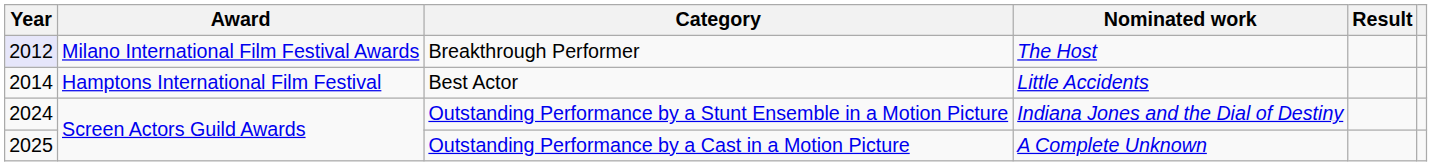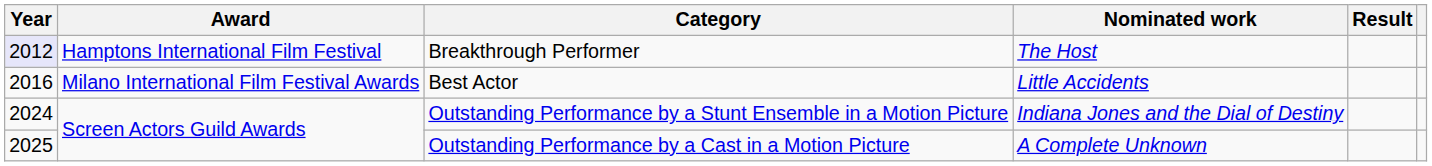(241, 51) Milano International Film Festival Awards -> (222, 51) Hamptons International Film Festival
(31, 82) 2014 -> (31, 82) 2016
(222, 82) Hamptons International Film Festival -> (241, 82) Milano International Film Festival Awards
